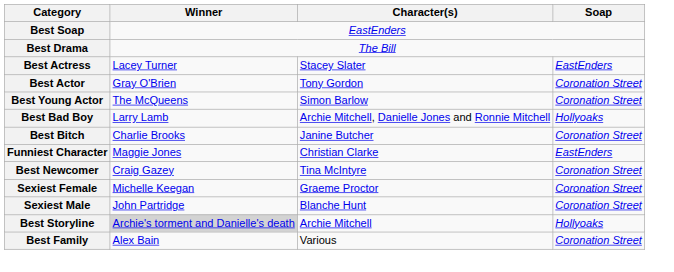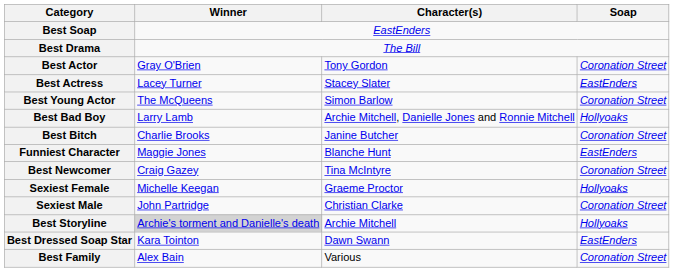rows swapped: (57, 83) <-> (57, 65)
(339, 153) Christian Clarke -> (358, 153) Blanche Hunt
(599, 188) Coronation Street -> (604, 188) Hollyoaks
(333, 205) Blanche Hunt -> (364, 205) Christian Clarke
+ row: (69, 240)
